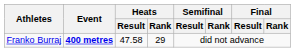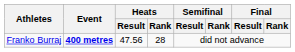(131, 41) 47.58 -> (131, 41) 47.56
(160, 41) 29 -> (160, 41) 28
